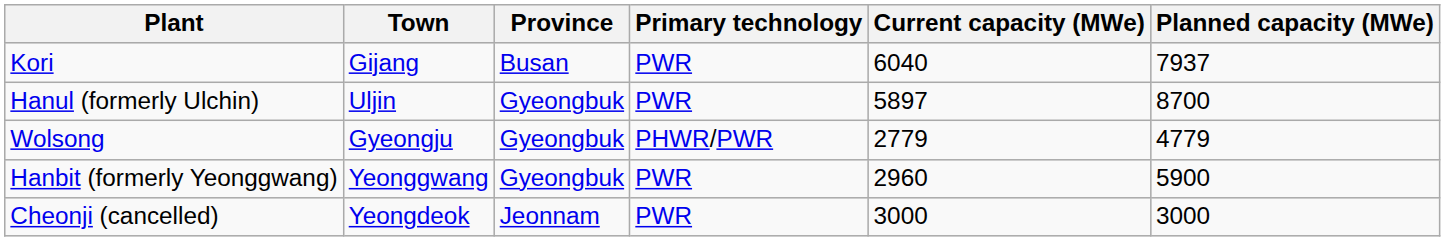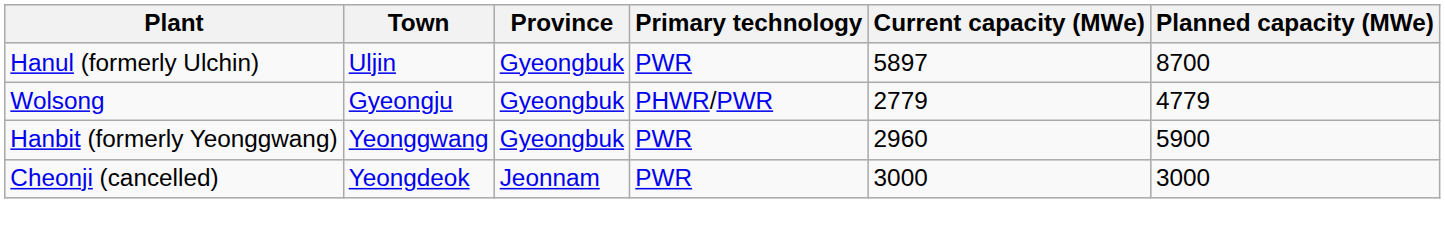- row: (32, 62)
